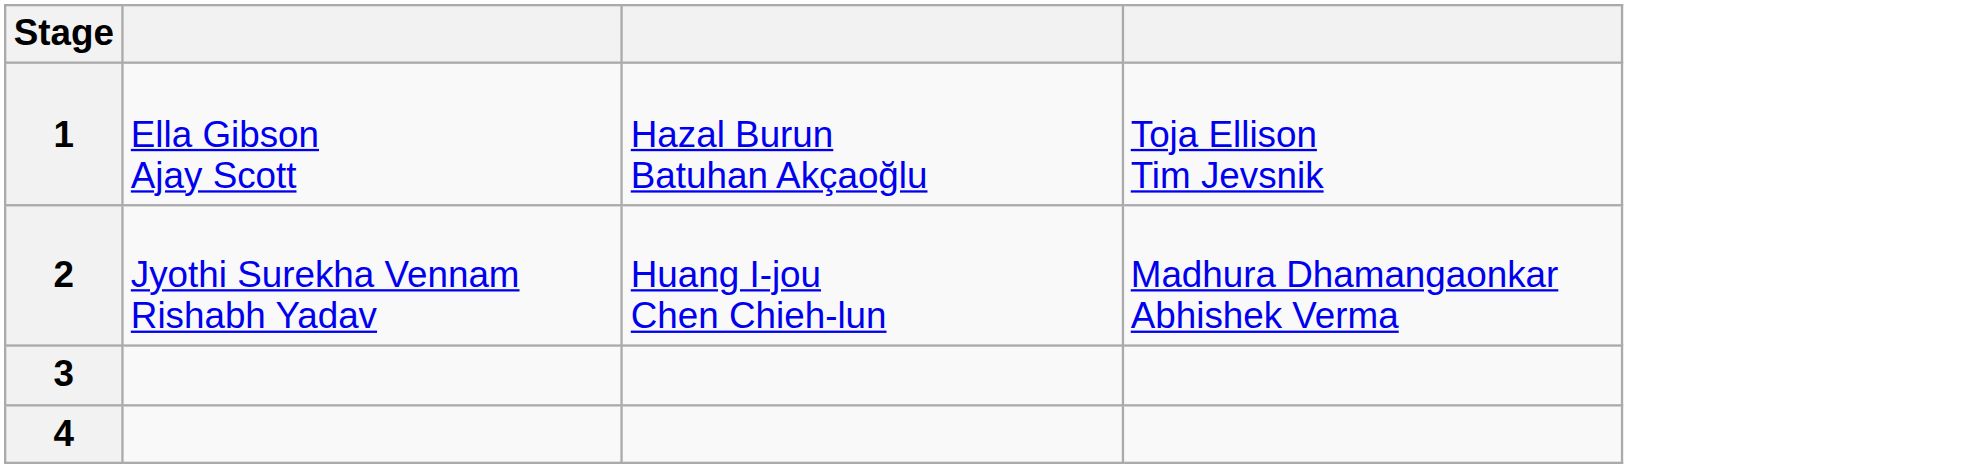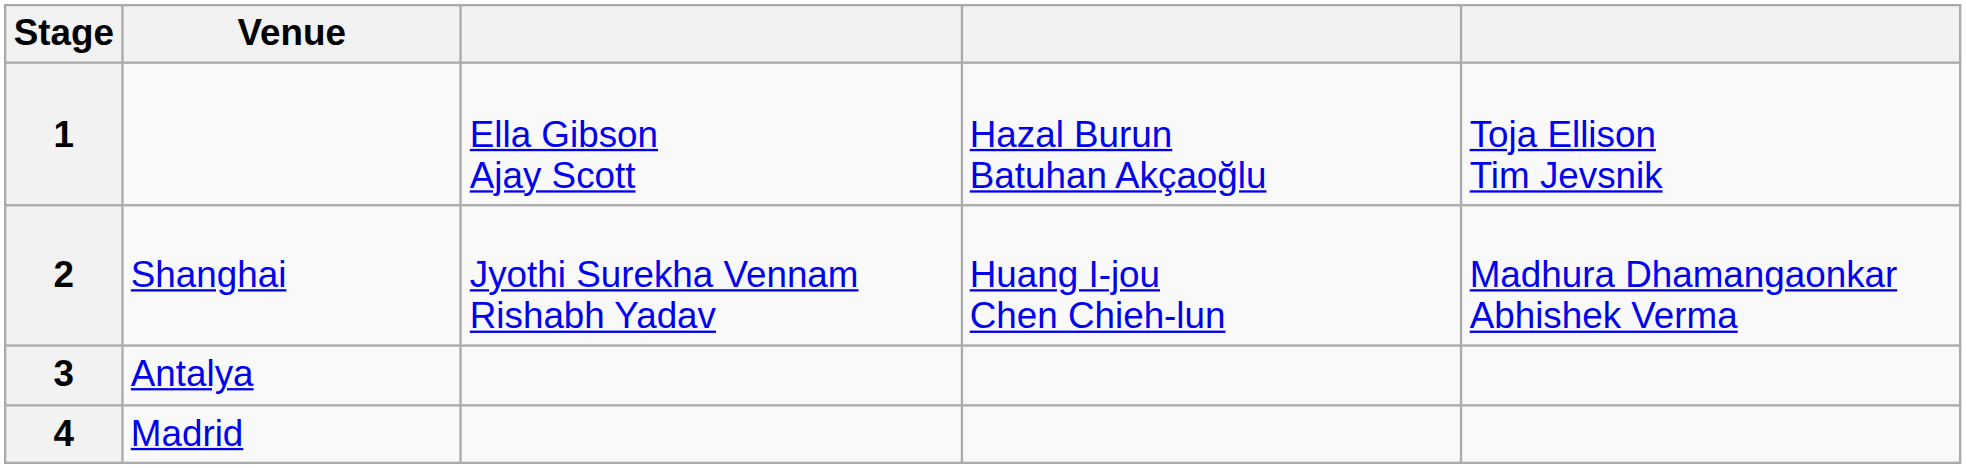+ column: (292, 33)
